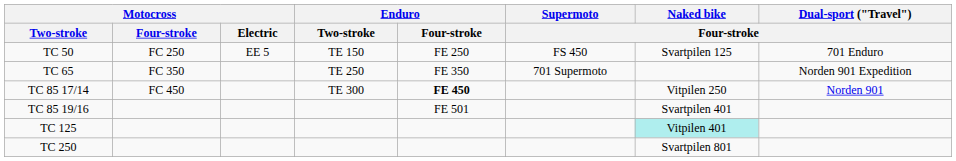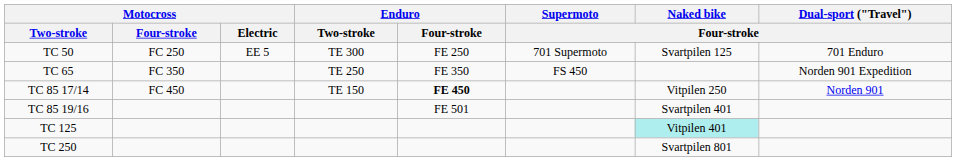(346, 52) TE 150 -> (346, 52) TE 300
(570, 52) FS 450 -> (570, 52) 701 Supermoto
(570, 71) 701 Supermoto -> (570, 71) FS 450
(346, 90) TE 300 -> (346, 90) TE 150
